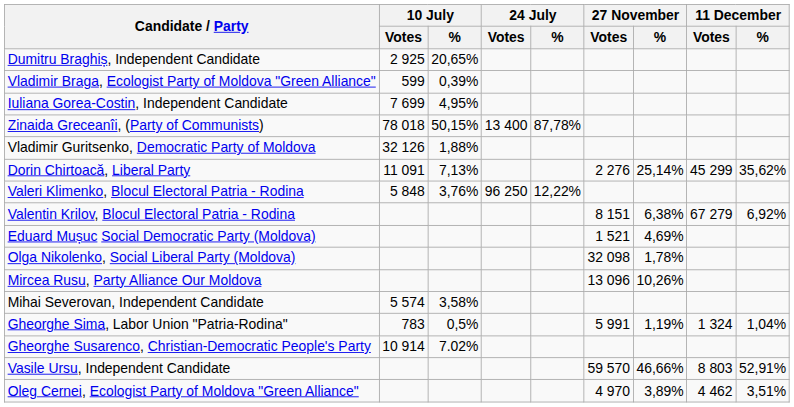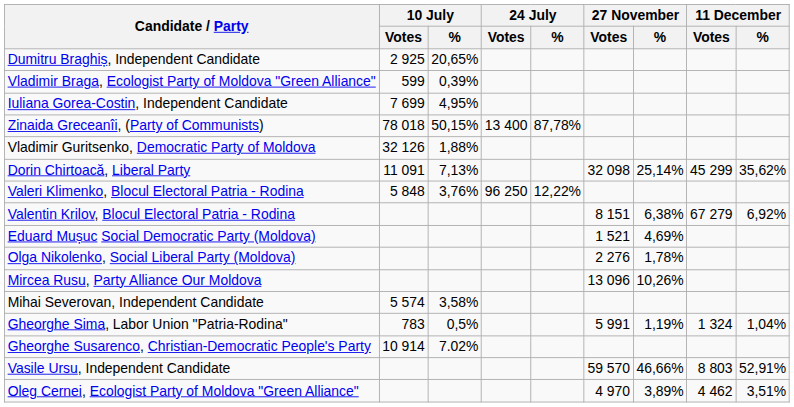(613, 170) 2 276 -> (609, 170) 32 098
(609, 258) 32 098 -> (613, 258) 2 276
